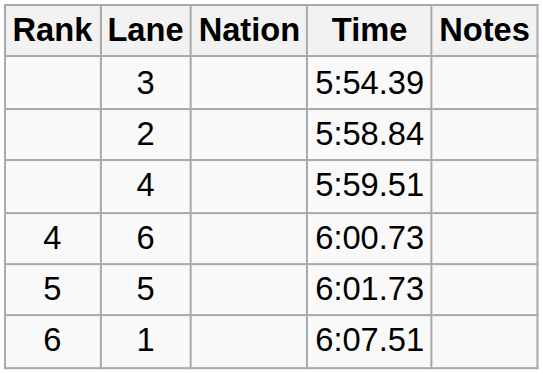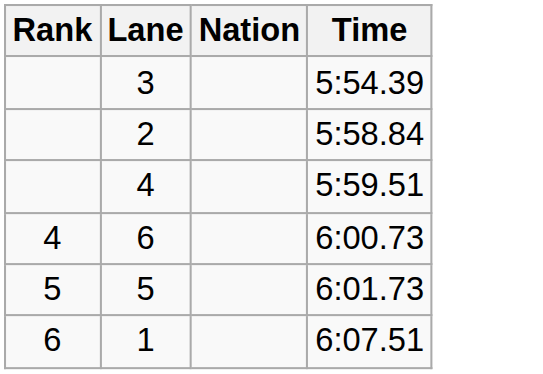- column: (485, 30)
